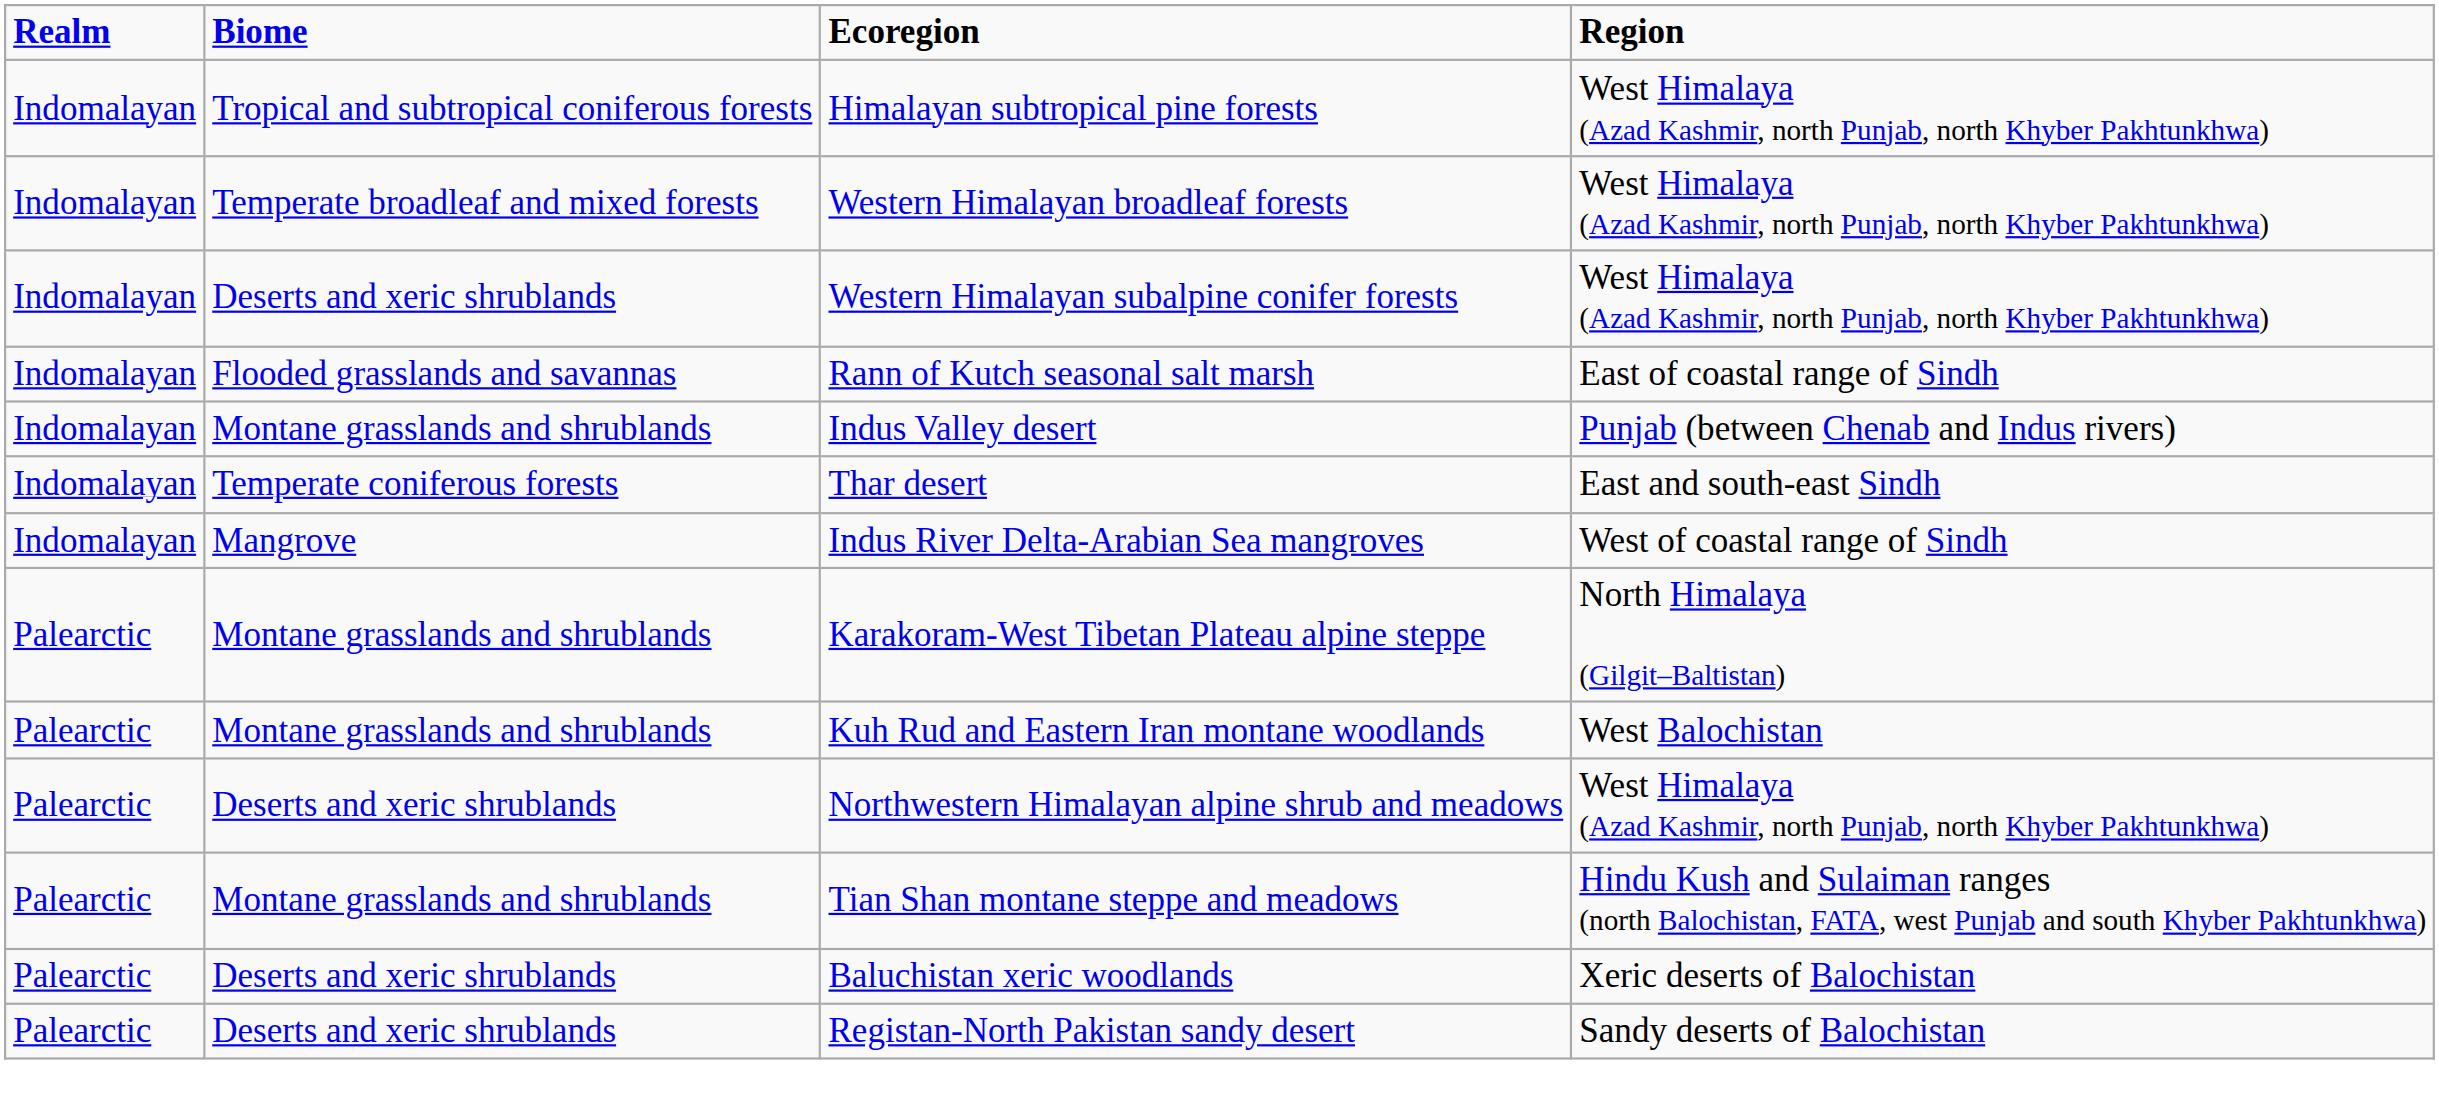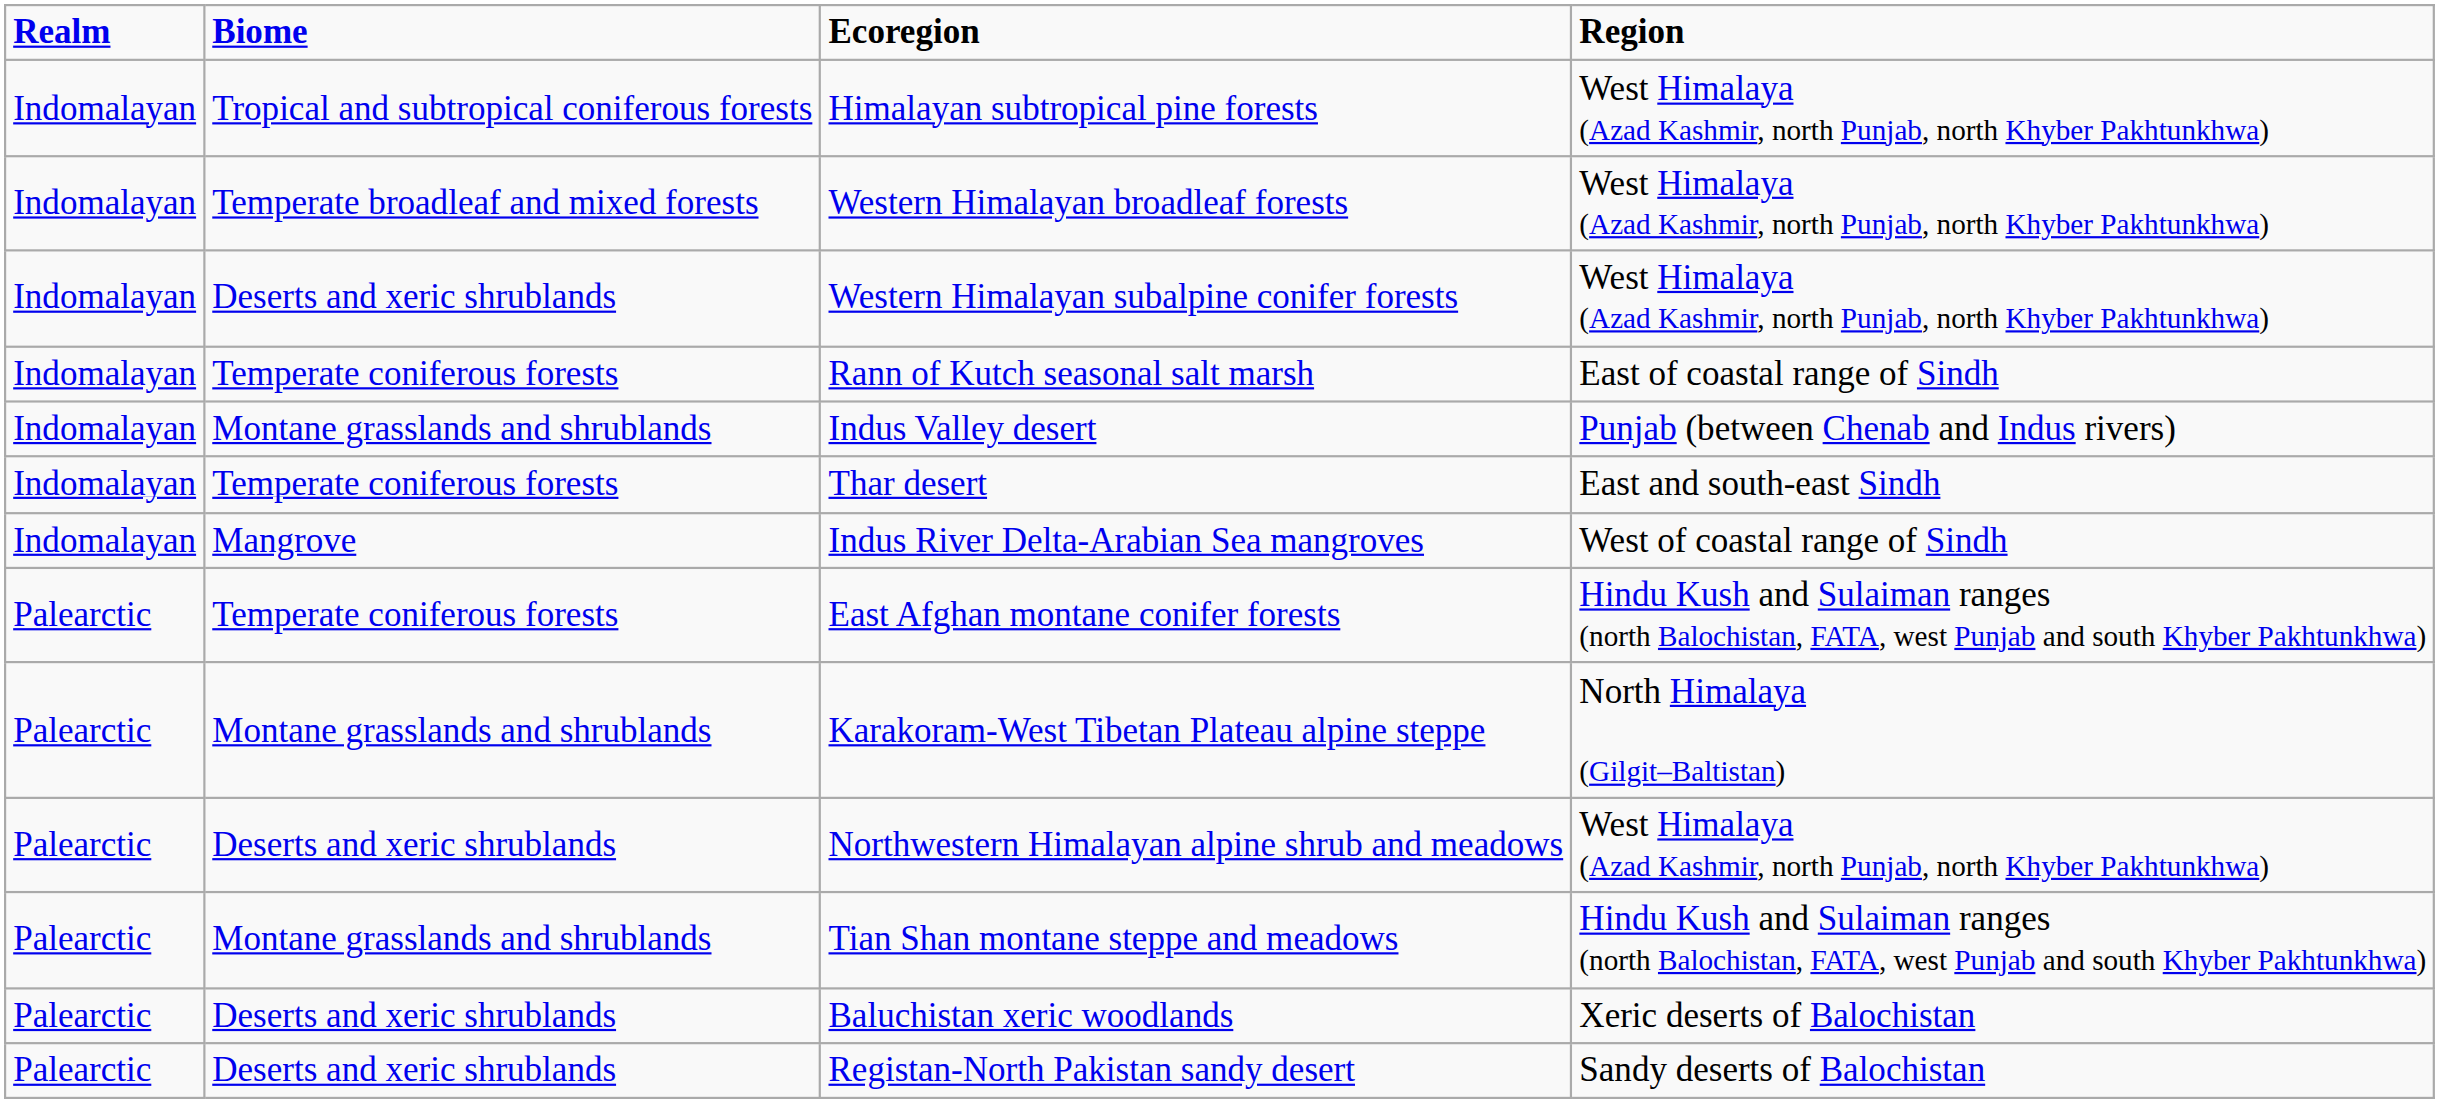(444, 372) Flooded grasslands and savannas -> (415, 372) Temperate coniferous forests
+ row: (1084, 614)
- row: (1156, 729)
